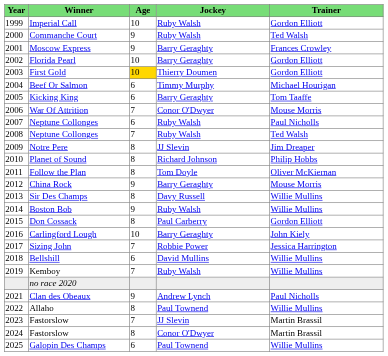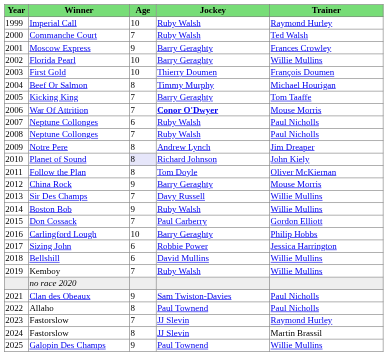(296, 23) Gordon Elliott -> (301, 23) Raymond Hurley
(133, 35) 9 -> (133, 35) 7
(296, 60) Gordon Elliott -> (297, 60) Willie Mullins
(135, 72) gold background -> (135, 72) no background
(296, 72) Gordon Elliott -> (302, 72) François Doumen
(133, 85) 6 -> (133, 85) 8
(133, 97) 6 -> (133, 97) 7
(186, 109) normal -> (188, 109) bold
(289, 134) Ted Walsh -> (295, 134) Paul Nicholls
(173, 147) JJ Slevin -> (184, 147) Andrew Lynch
(133, 159) no background -> (133, 159) lavender background
(294, 159) Philip Hobbs -> (290, 159) John Kiely
(133, 196) 8 -> (133, 196) 7
(133, 221) 8 -> (133, 221) 7
(290, 233) John Kiely -> (294, 233) Philip Hobbs
(133, 246) 7 -> (133, 246) 6
(184, 295) Andrew Lynch -> (194, 295) Sam Twiston-Davies
(297, 308) Willie Mullins -> (295, 308) Paul Nicholls
(296, 320) Martin Brassil -> (301, 320) Raymond Hurley
(186, 333) Conor O'Dwyer -> (173, 333) JJ Slevin
(133, 345) 6 -> (133, 345) 9
